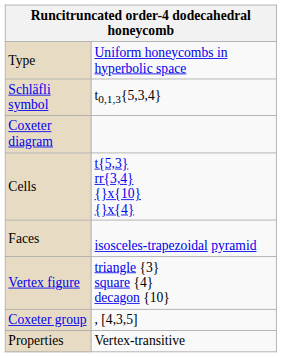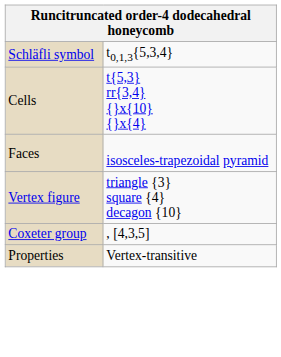- row: (22, 60)
- row: (31, 134)
